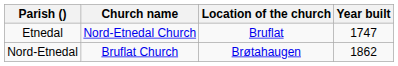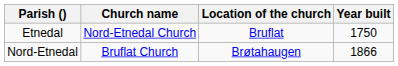(364, 33) 1747 -> (364, 33) 1750
(364, 52) 1862 -> (364, 52) 1866
